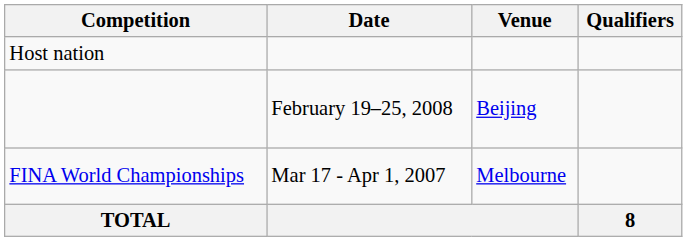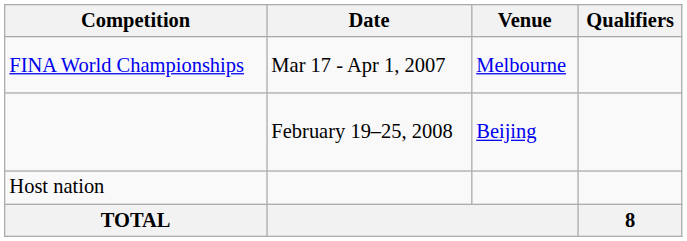rows swapped: (127, 175) <-> (57, 53)
